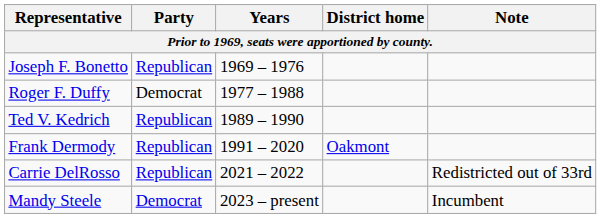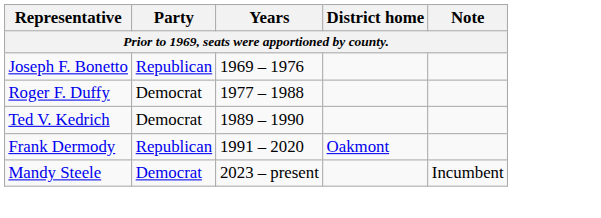(174, 119) Republican -> (169, 119) Democrat
- row: (64, 173)
